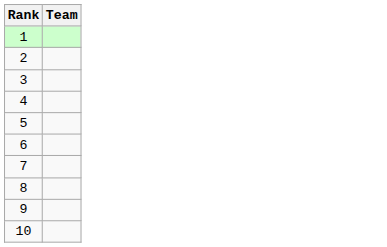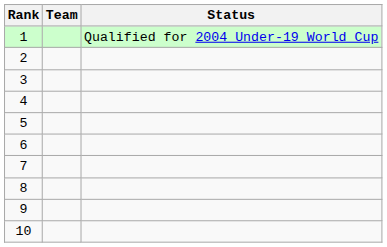+ column: (231, 15)
